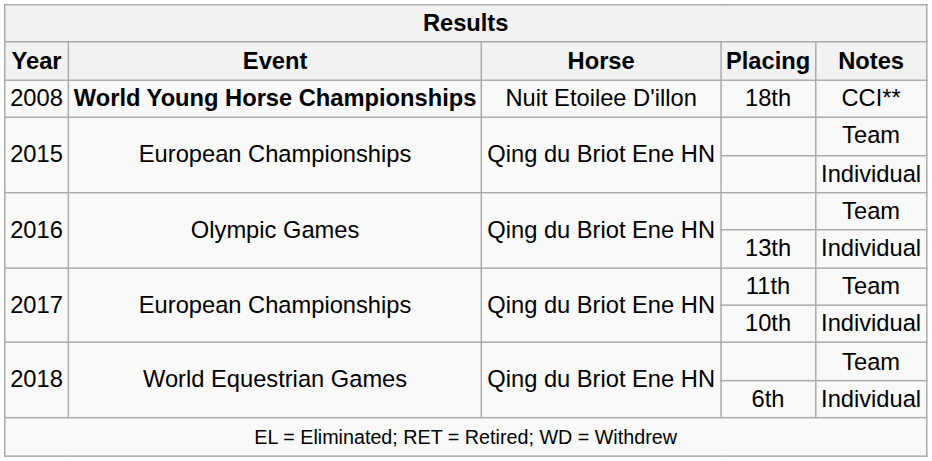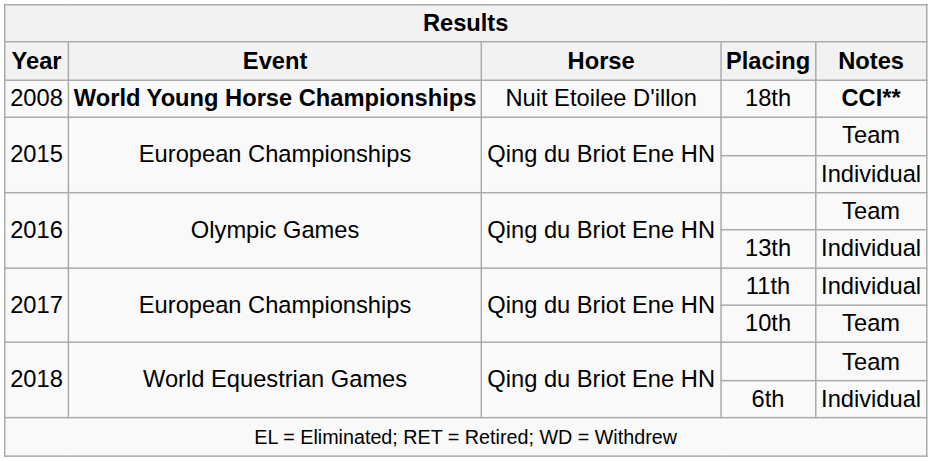(871, 98) normal -> (871, 98) bold
(871, 286) Team -> (871, 286) Individual
(871, 323) Individual -> (871, 323) Team
